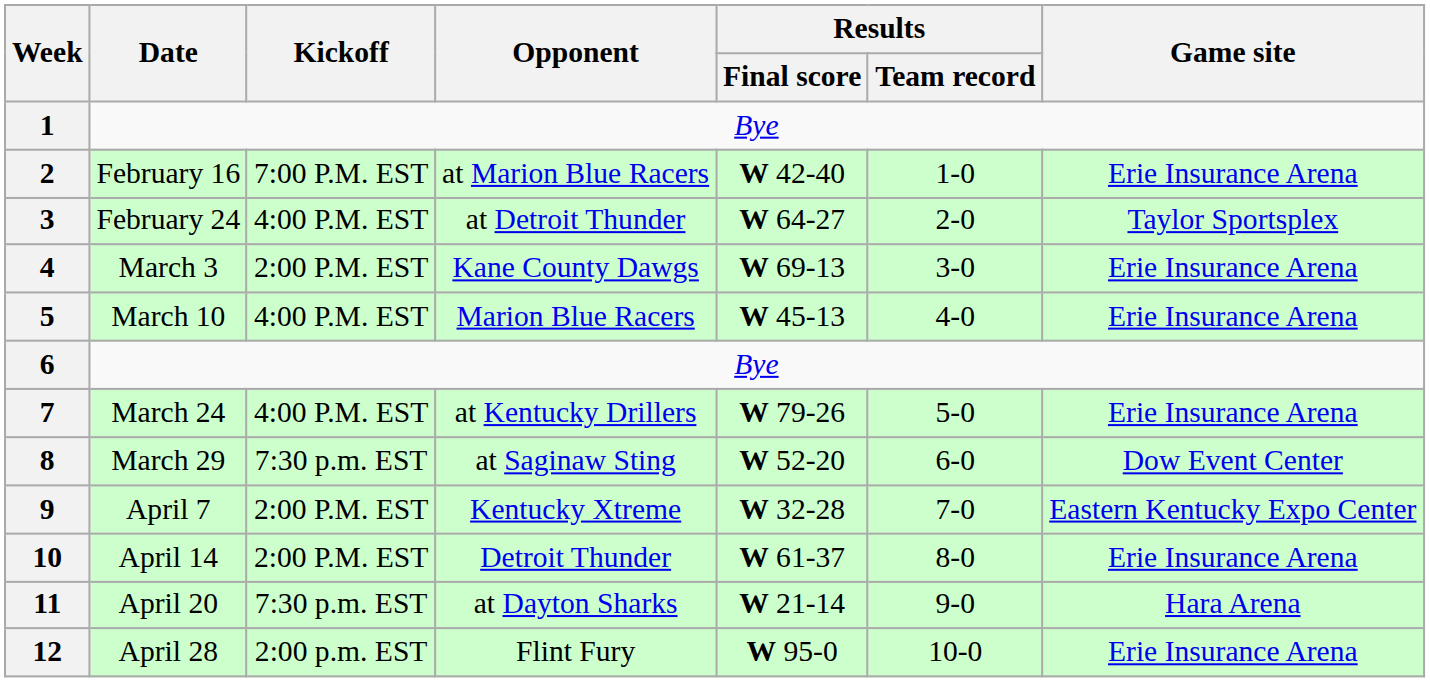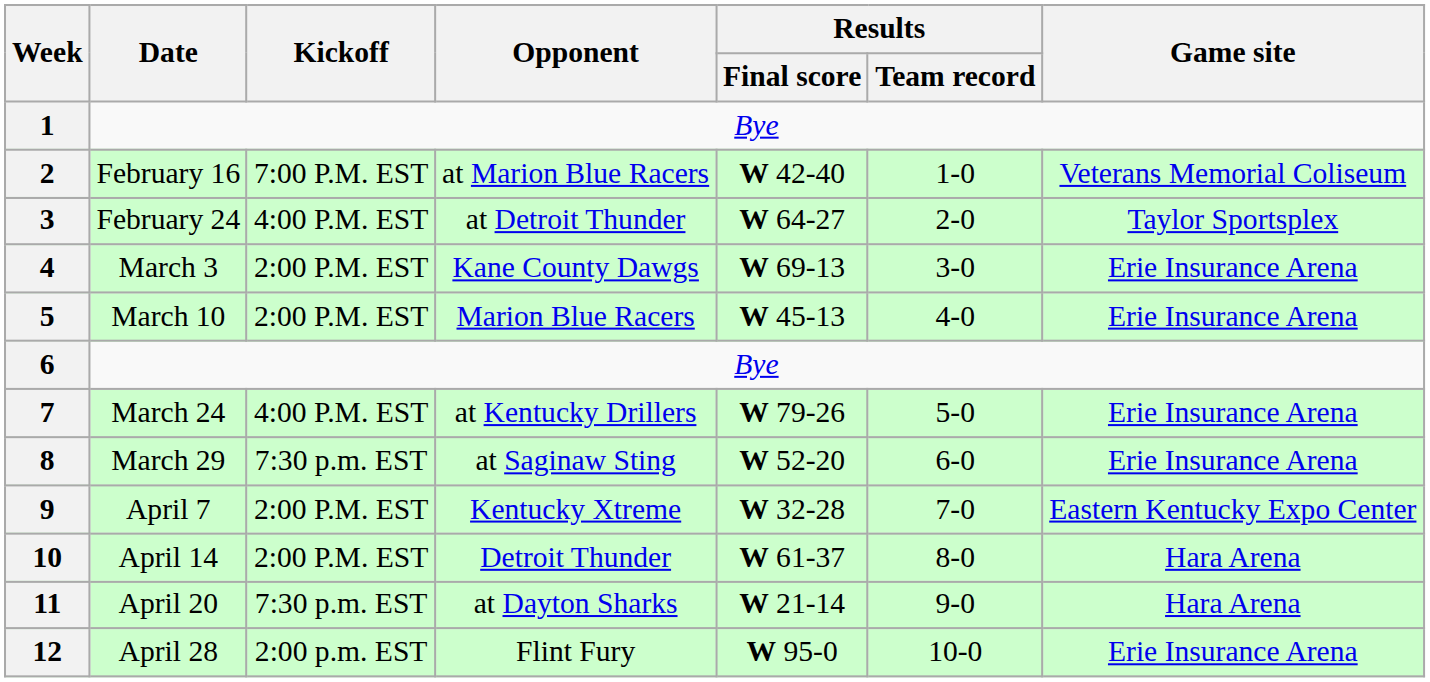(1233, 172) Erie Insurance Arena -> (1233, 172) Veterans Memorial Coliseum
(341, 316) 4:00 P.M. EST -> (341, 316) 2:00 P.M. EST
(1233, 460) Dow Event Center -> (1233, 460) Erie Insurance Arena
(1233, 556) Erie Insurance Arena -> (1233, 556) Hara Arena
